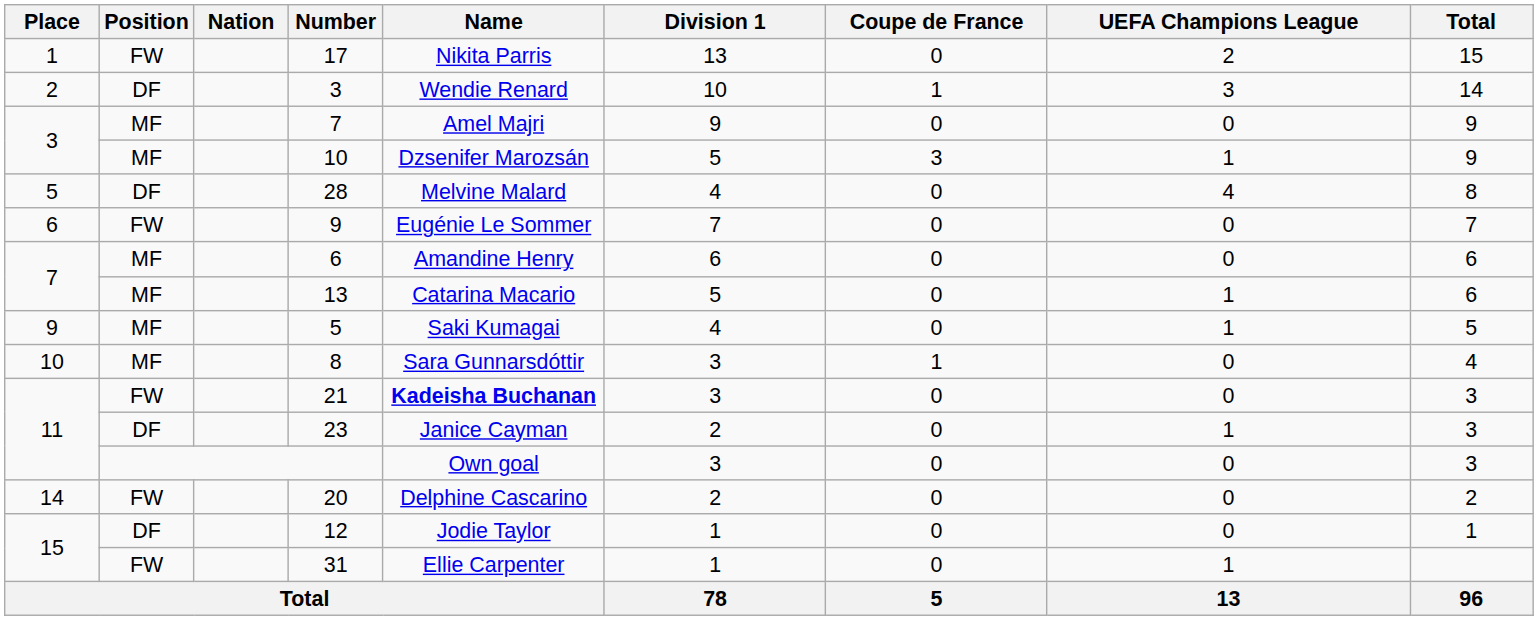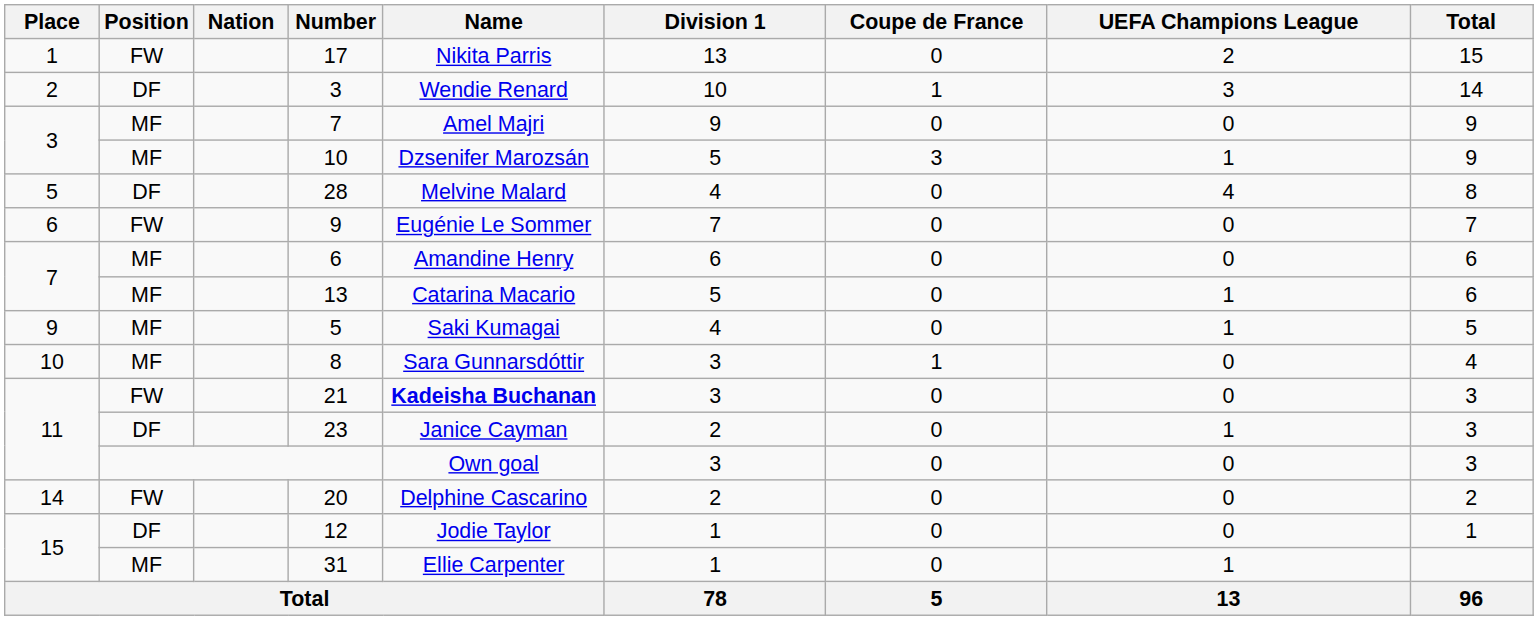(147, 565) FW -> (147, 565) MF
